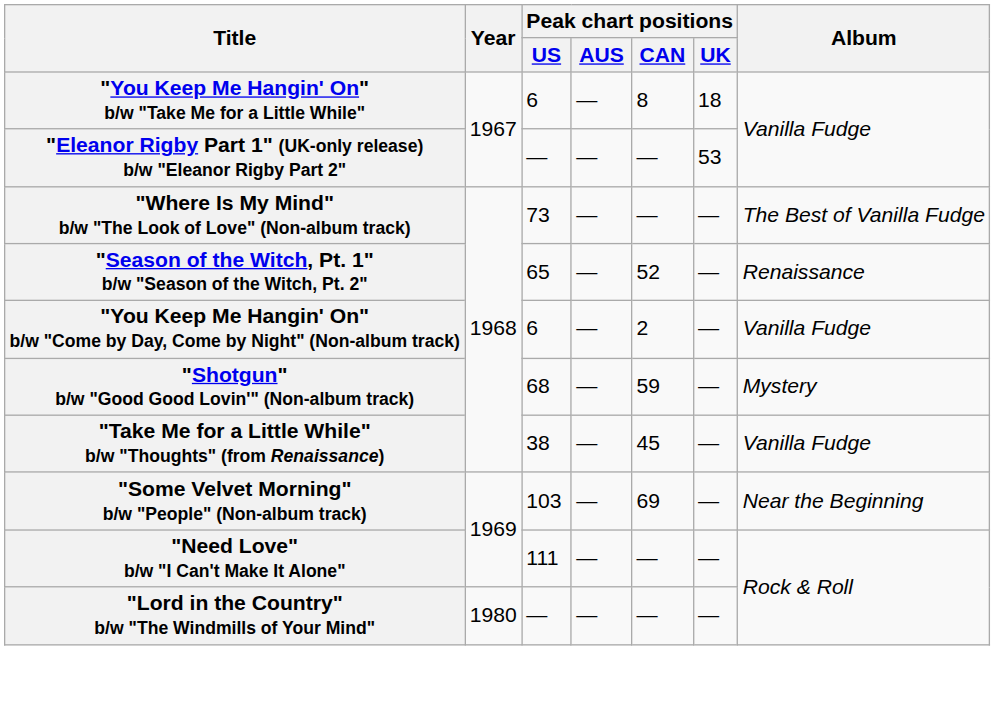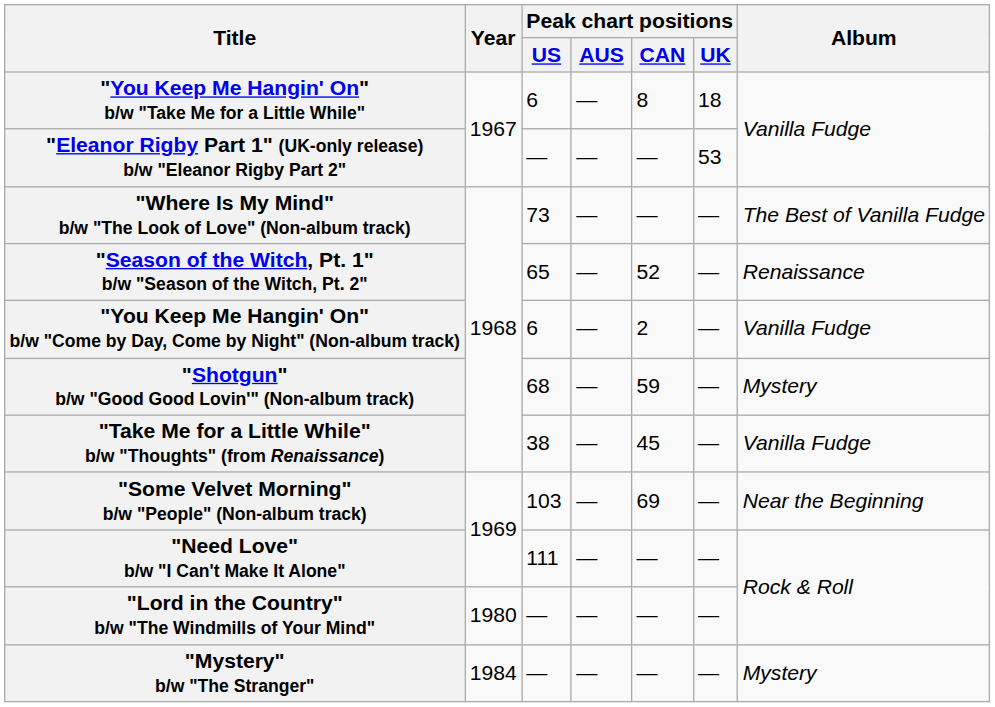+ row: (235, 672)
